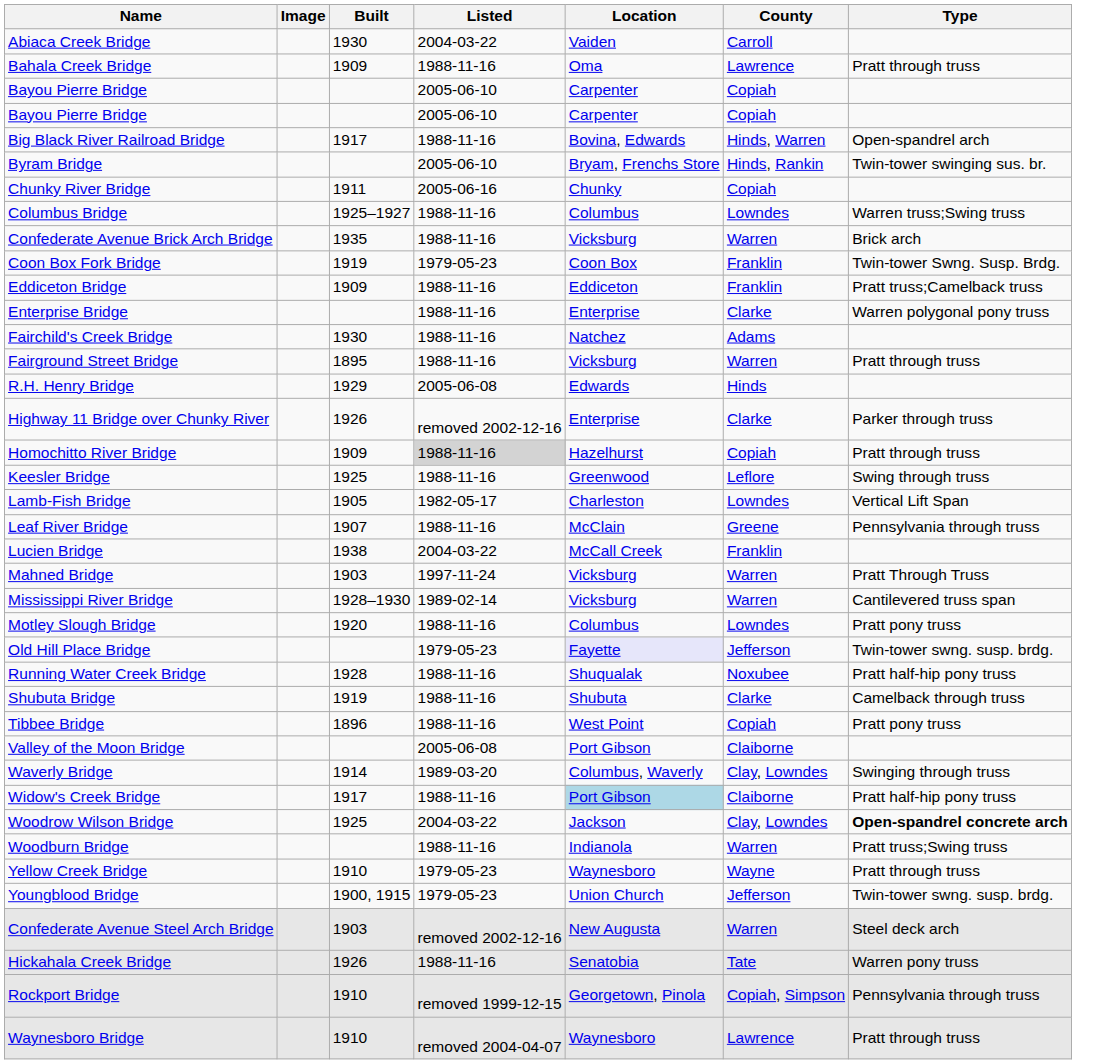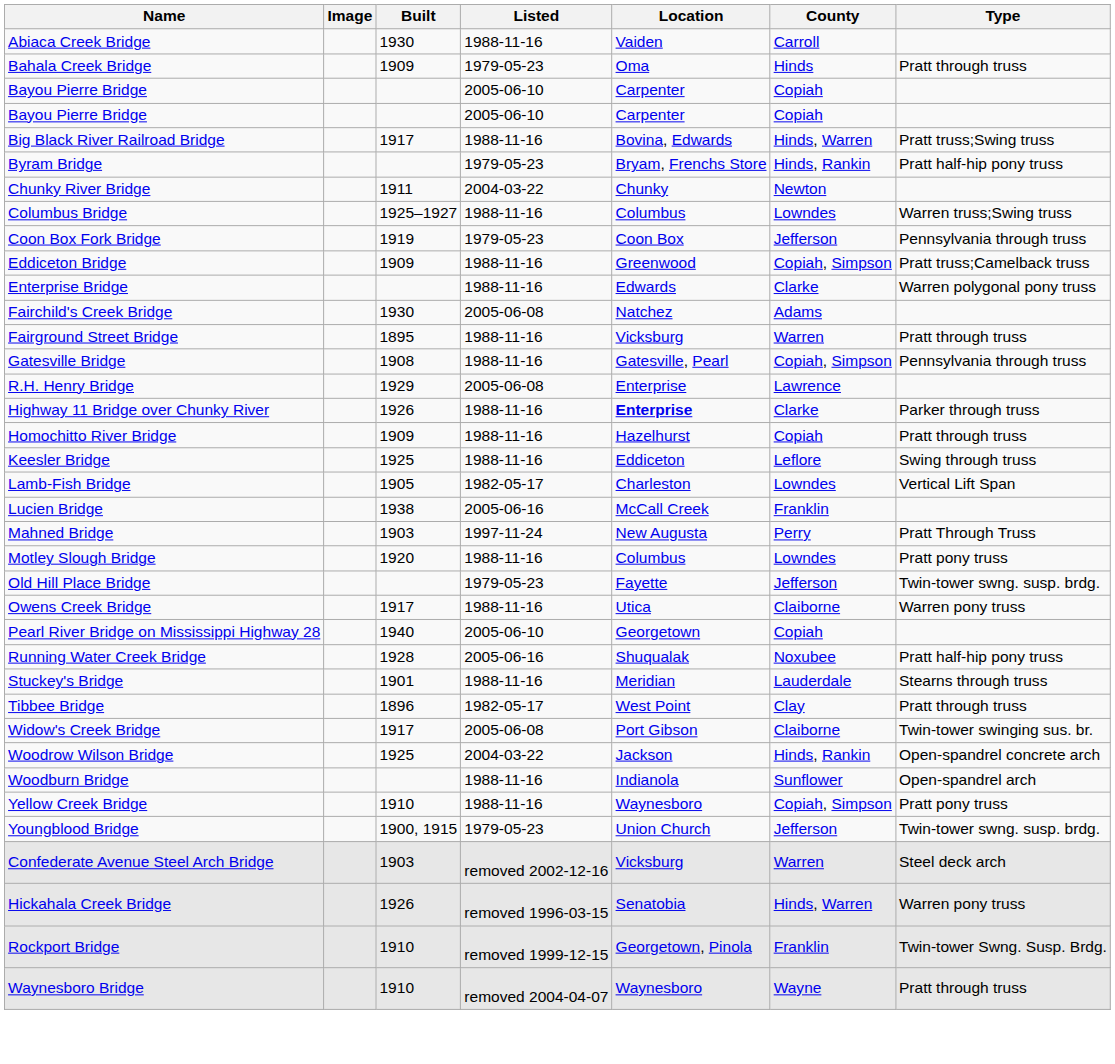(457, 41) 2004-03-22 -> (503, 41) 1988-11-16
(457, 66) 1988-11-16 -> (504, 66) 1979-05-23
(761, 66) Lawrence -> (794, 66) Hinds
(921, 139) Open-spandrel arch -> (977, 139) Pratt truss;Swing truss
(457, 164) 2005-06-10 -> (504, 164) 1979-05-23
(949, 164) Twin-tower swinging sus. br. -> (981, 164) Pratt half-hip pony truss
(457, 189) 2005-06-16 -> (504, 189) 2004-03-22
(751, 189) Copiah -> (800, 189) Newton
- row: (140, 238)
(754, 262) Franklin -> (805, 238) Jefferson
(956, 262) Twin-tower Swng. Susp. Brdg. -> (993, 238) Pennsylvania through truss
(603, 287) Eddiceton -> (656, 262) Greenwood
(754, 287) Franklin -> (833, 262) Copiah, Simpson
(604, 312) Enterprise -> (646, 287) Edwards
(457, 336) 1988-11-16 -> (504, 312) 2005-06-08
+ row: (67, 361)
(599, 386) Edwards -> (651, 386) Enterprise
(747, 386) Hinds -> (807, 386) Lawrence
(490, 428) removed 2002-12-16 -> (503, 410) 1988-11-16
(604, 419) normal -> (654, 410) bold
(457, 452) lightgrey background -> (503, 435) no background
(609, 477) Greenwood -> (650, 459) Eddiceton
- row: (68, 526)
(457, 551) 2004-03-22 -> (504, 509) 2005-06-16
(603, 575) Vicksburg -> (661, 533) New Augusta
(752, 575) Warren -> (792, 533) Perry
- row: (90, 600)
(595, 649) lavender background -> (641, 582) no background
+ row: (80, 607)
+ row: (164, 632)
(457, 674) 1988-11-16 -> (504, 656) 2005-06-16
- row: (62, 698)
+ row: (66, 681)
(457, 723) 1988-11-16 -> (504, 705) 1982-05-17
(751, 723) Copiah -> (789, 705) Clay
(907, 723) Pratt pony truss -> (963, 705) Pratt through truss
- row: (96, 748)
- row: (60, 772)
(457, 797) 1988-11-16 -> (504, 730) 2005-06-08
(610, 797) lightblue background -> (657, 730) no background
(934, 797) Pratt half-hip pony truss -> (996, 730) Twin-tower swinging sus. br.
(777, 821) Clay, Lowndes -> (822, 755) Hinds, Rankin
(960, 821) bold -> (1000, 755) normal
(752, 846) Warren -> (808, 779) Sunflower
(930, 846) Pratt truss;Swing truss -> (968, 779) Open-spandrel arch
(457, 871) 1979-05-23 -> (503, 804) 1988-11-16
(751, 871) Wayne -> (833, 804) Copiah, Simpson
(916, 871) Pratt through truss -> (953, 804) Pratt pony truss
(615, 929) New Augusta -> (650, 862) Vicksburg
(457, 962) 1988-11-16 -> (536, 913) removed 1996-03-15
(742, 962) Tate -> (823, 904) Hinds, Warren
(786, 995) Copiah, Simpson -> (801, 946) Franklin
(946, 995) Pennsylvania through truss -> (1003, 946) Twin-tower Swng. Susp. Brdg.
(761, 1037) Lawrence -> (798, 988) Wayne
